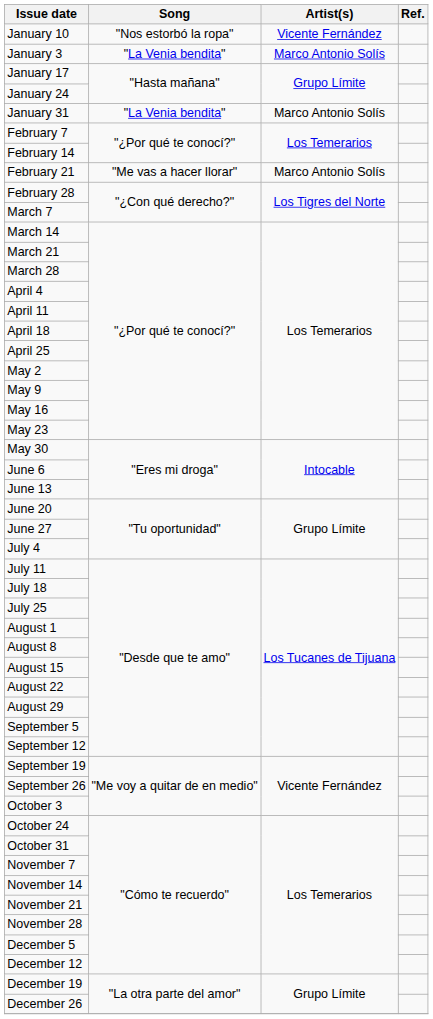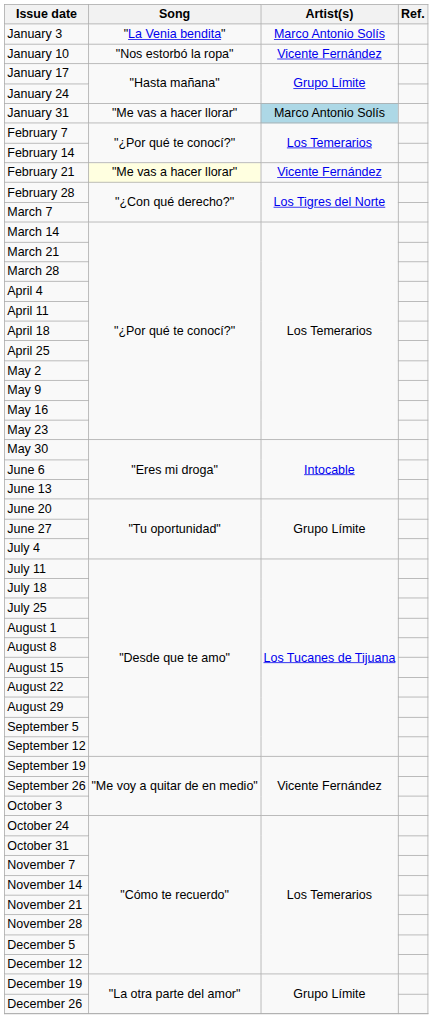rows swapped: (35, 53) <-> (38, 34)
(175, 113) "La Venia bendita" -> (175, 113) "Me vas a hacer llorar"
(329, 113) no background -> (329, 113) lightblue background
(175, 172) no background -> (175, 172) lightyellow background
(329, 172) Marco Antonio Solís -> (329, 172) Vicente Fernández
